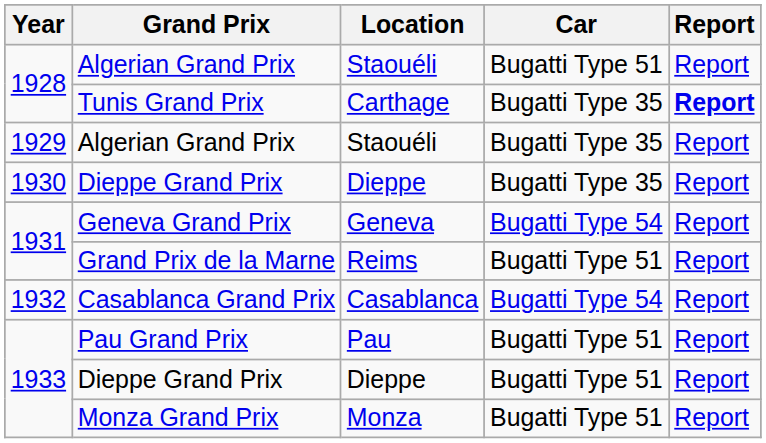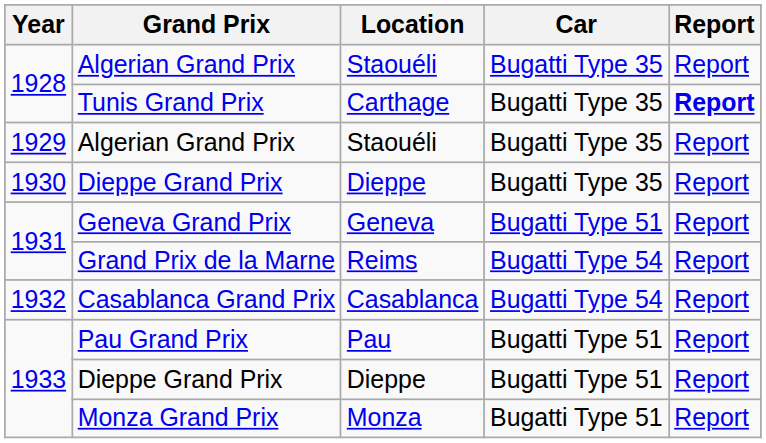(576, 64) Bugatti Type 51 -> (576, 64) Bugatti Type 35
(576, 222) Bugatti Type 54 -> (576, 222) Bugatti Type 51
(576, 261) Bugatti Type 51 -> (576, 261) Bugatti Type 54
